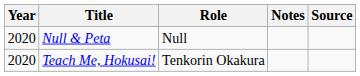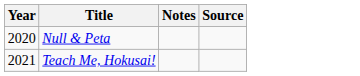- column: (213, 15)
(22, 60) 2020 -> (22, 60) 2021
